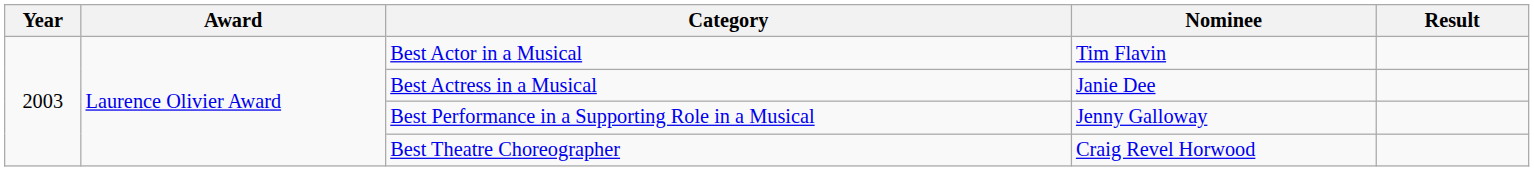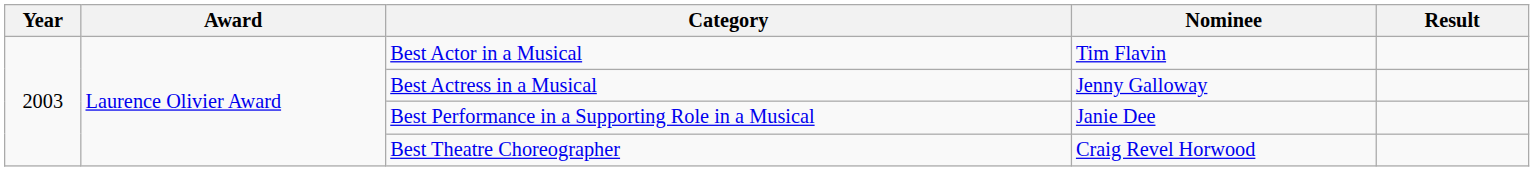(1116, 85) Janie Dee -> (1142, 85) Jenny Galloway
(1142, 117) Jenny Galloway -> (1116, 117) Janie Dee
